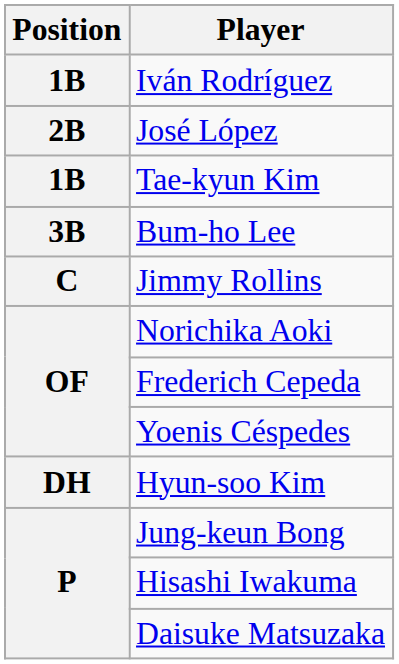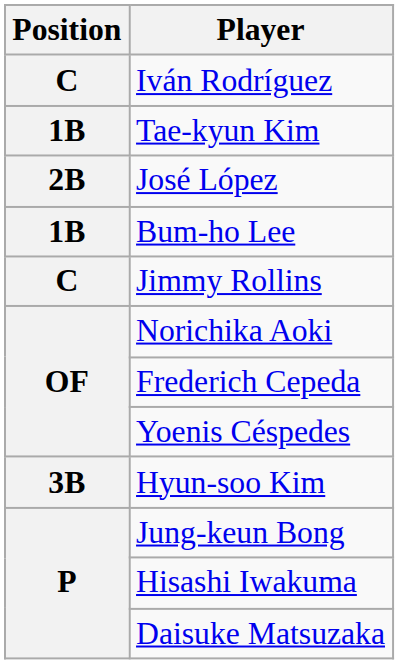(67, 79) 1B -> (67, 79) C
rows swapped: (228, 180) <-> (207, 130)
(67, 230) 3B -> (67, 230) 1B
(67, 481) DH -> (67, 481) 3B
